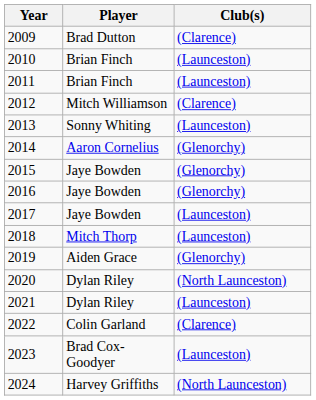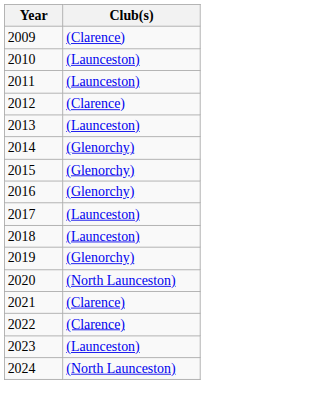- column: (118, 15)
(214, 302) (Launceston) -> (96, 302) (Clarence)
